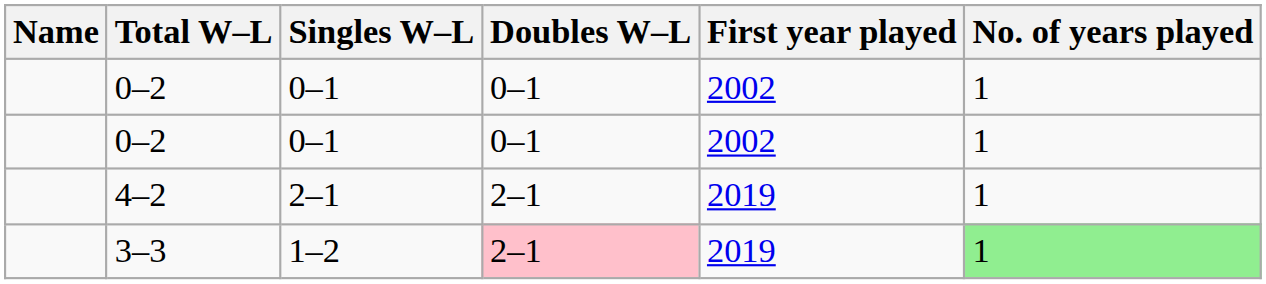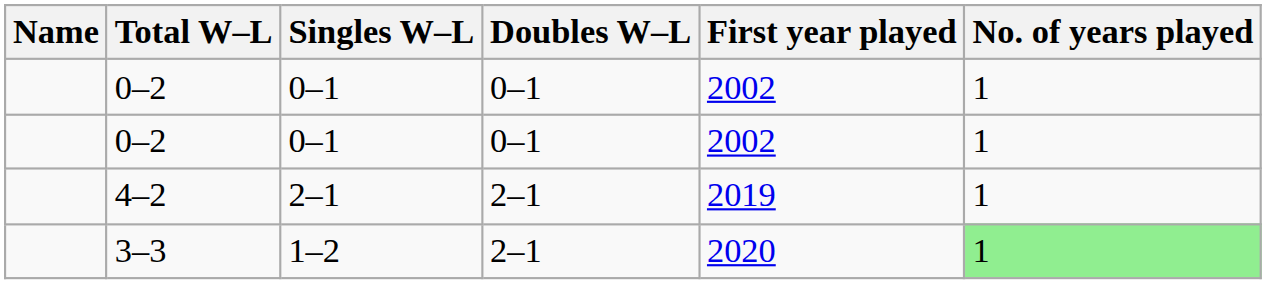(516, 250) pink background -> (516, 250) no background
(741, 250) 2019 -> (741, 250) 2020
